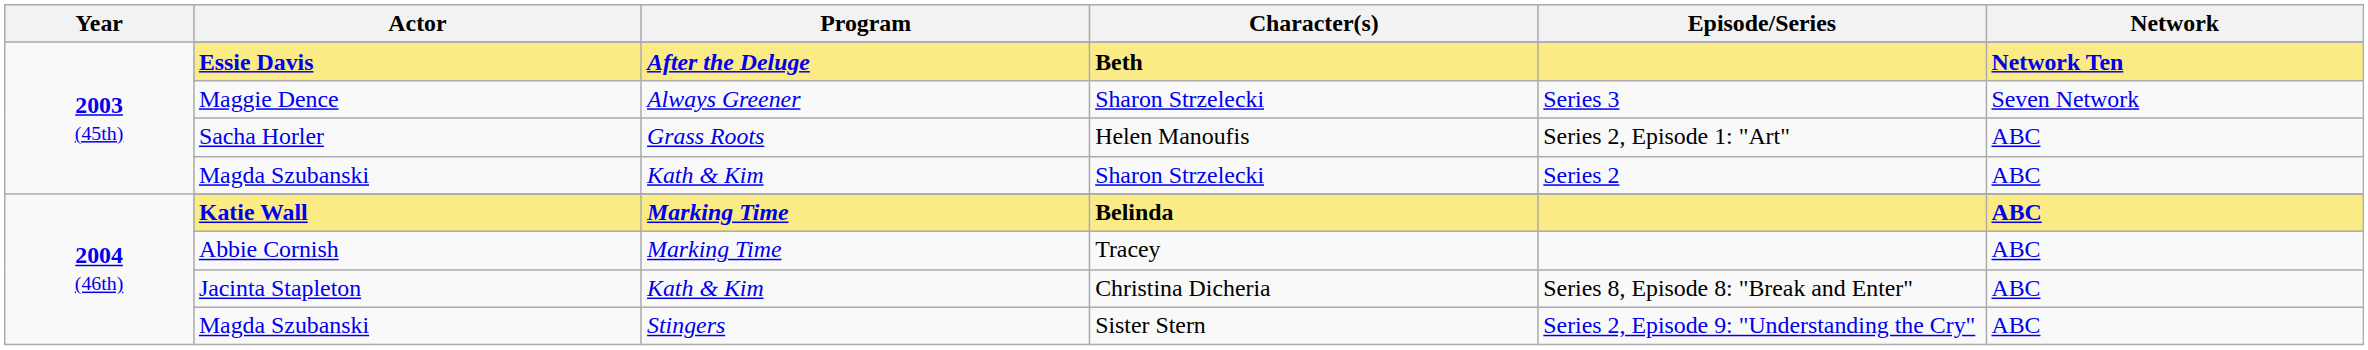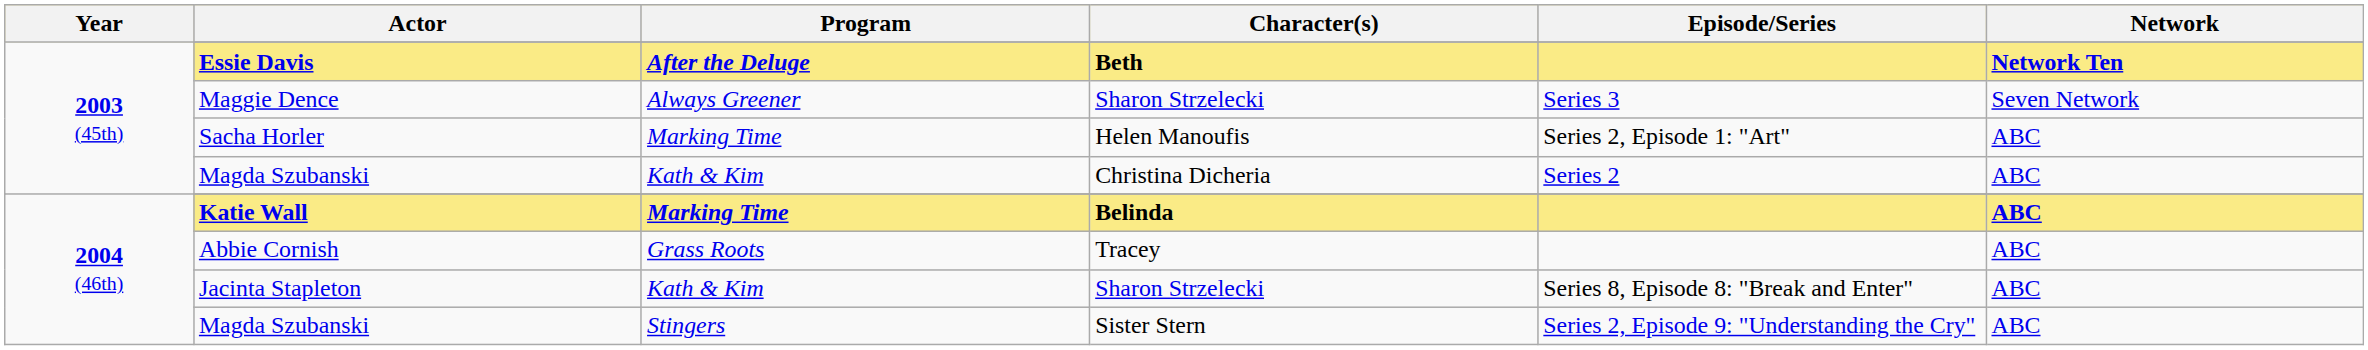(706, 136) Grass Roots -> (714, 136) Marking Time
(1180, 174) Sharon Strzelecki -> (1183, 174) Christina Dicheria
(714, 250) Marking Time -> (706, 250) Grass Roots
(1183, 288) Christina Dicheria -> (1180, 288) Sharon Strzelecki
